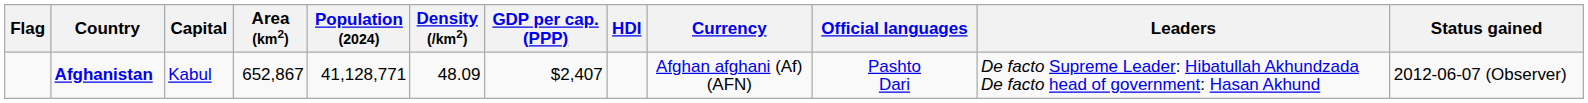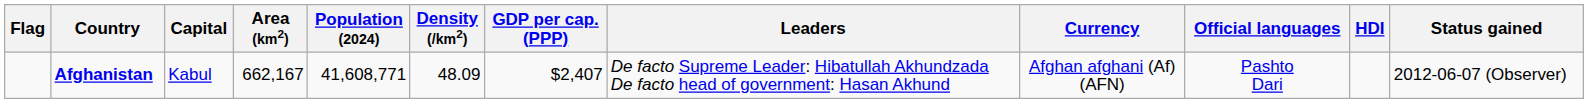columns swapped: (627, 28) <-> (1183, 28)
(273, 75) 652,867 -> (273, 75) 662,167
(364, 75) 41,128,771 -> (364, 75) 41,608,771
